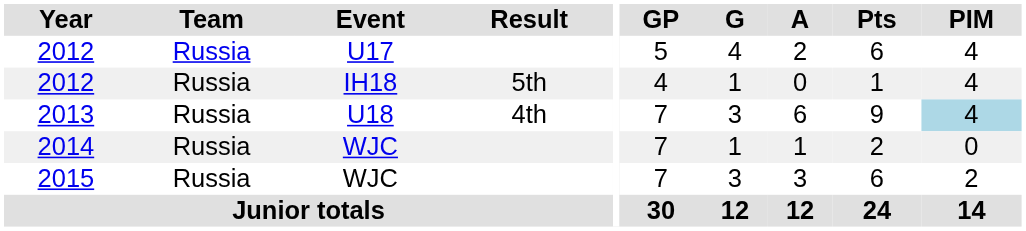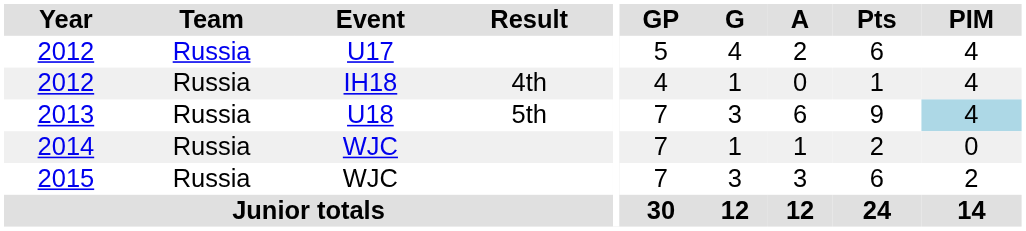(529, 83) 5th -> (529, 83) 4th
(529, 115) 4th -> (529, 115) 5th
